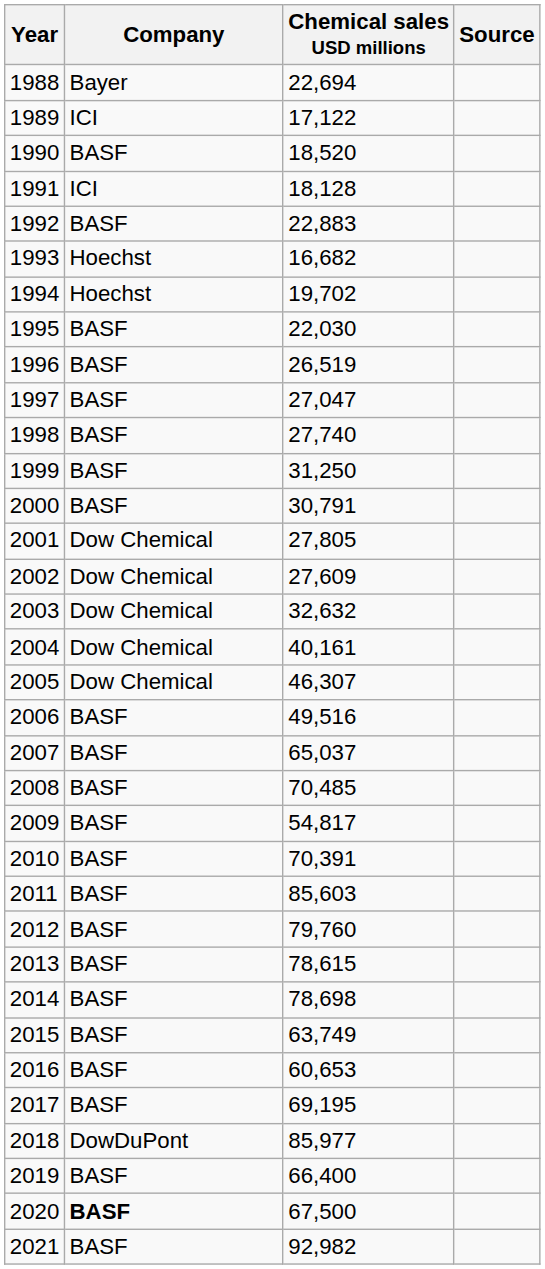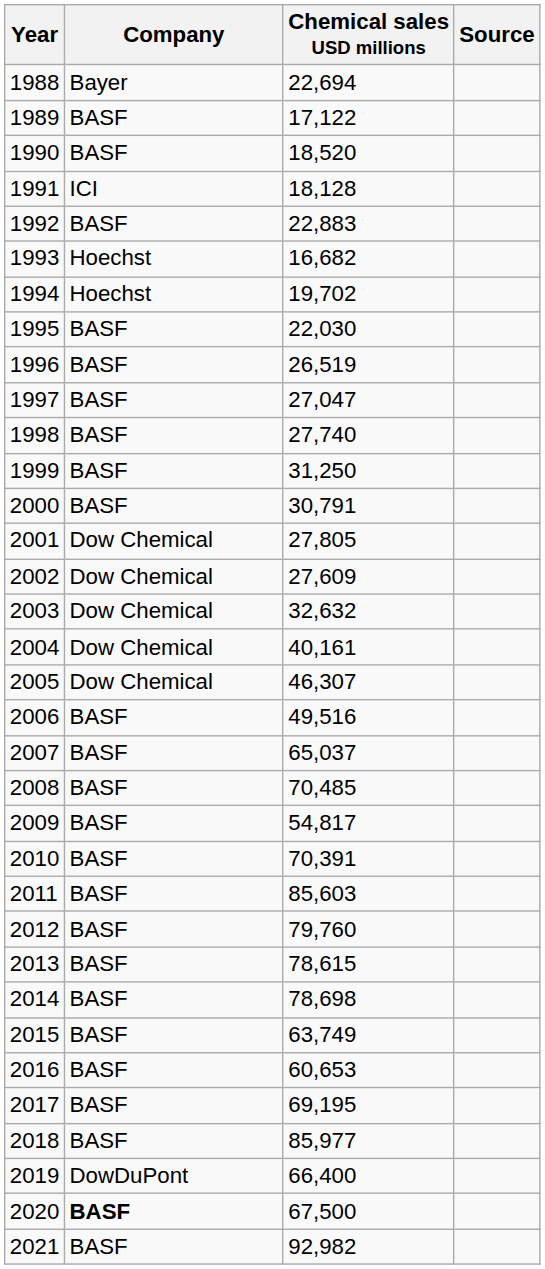(84, 117) ICI -> (99, 117) BASF
(129, 1140) DowDuPont -> (99, 1140) BASF
(99, 1175) BASF -> (129, 1175) DowDuPont
